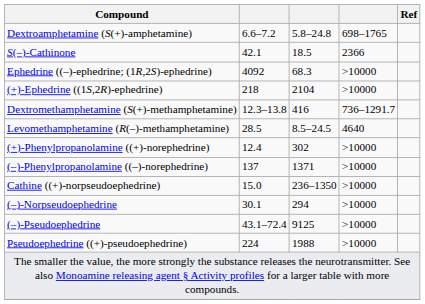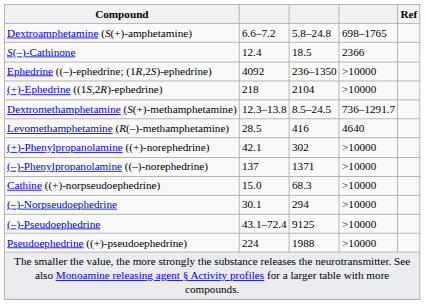(252, 52) 42.1 -> (252, 52) 12.4
(302, 71) 68.3 -> (314, 71) 236–1350
(300, 109) 416 -> (312, 109) 8.5–24.5
(312, 128) 8.5–24.5 -> (300, 128) 416
(252, 147) 12.4 -> (252, 147) 42.1
(314, 185) 236–1350 -> (302, 185) 68.3
